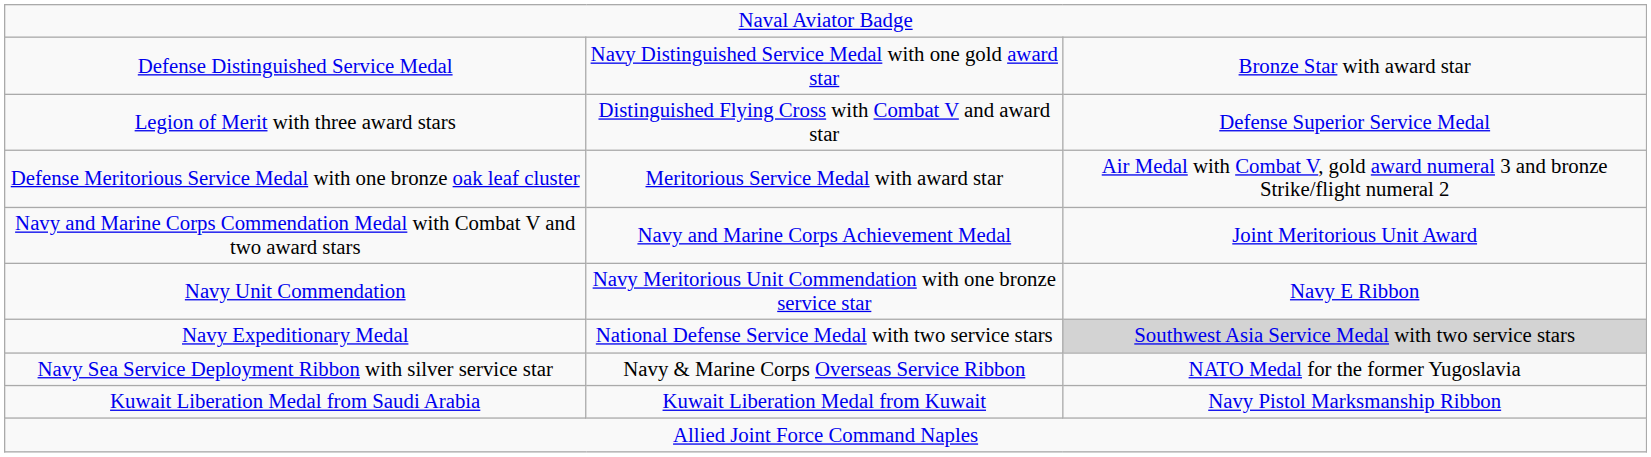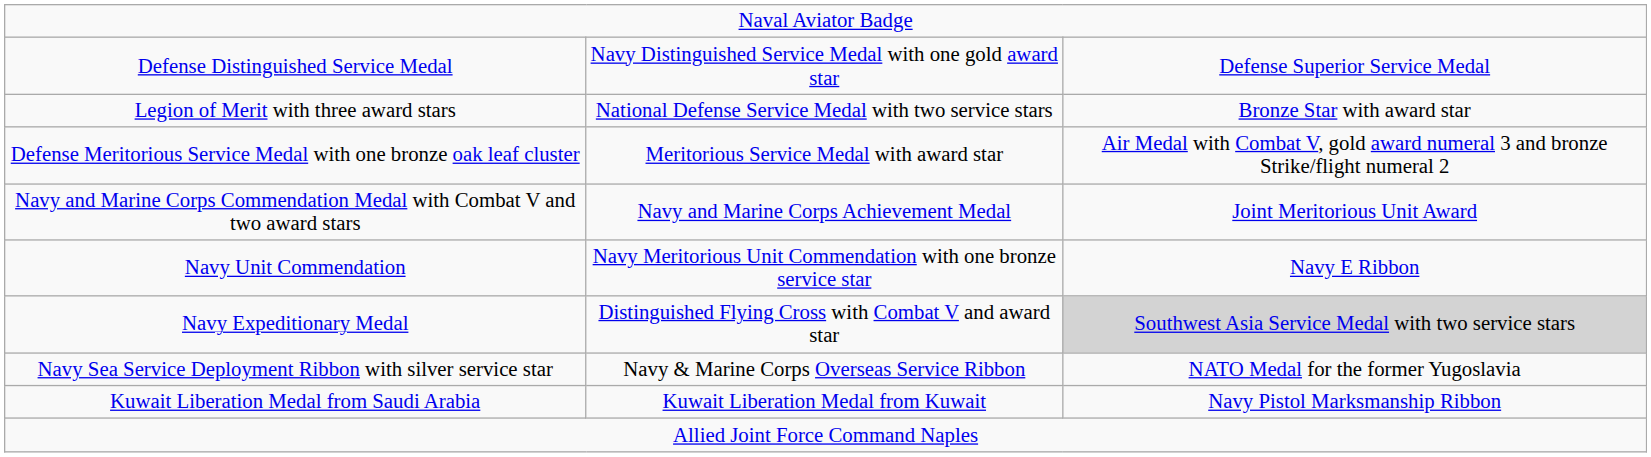(1355, 65) Bronze Star with award star -> (1355, 65) Defense Superior Service Medal
(824, 122) Distinguished Flying Cross with Combat V and award star -> (824, 110) National Defense Service Medal with two service stars
(1355, 122) Defense Superior Service Medal -> (1355, 110) Bronze Star with award star
(824, 335) National Defense Service Medal with two service stars -> (824, 324) Distinguished Flying Cross with Combat V and award star
